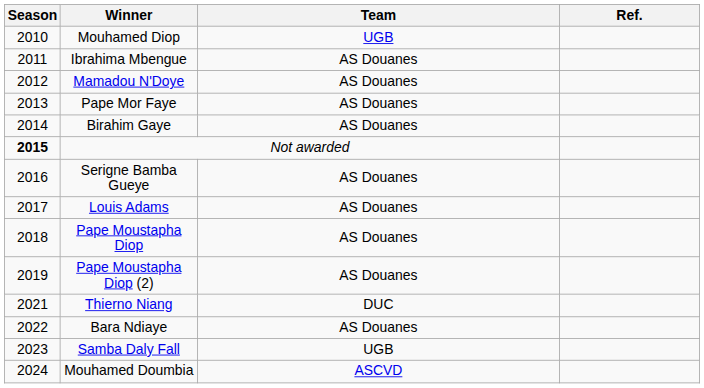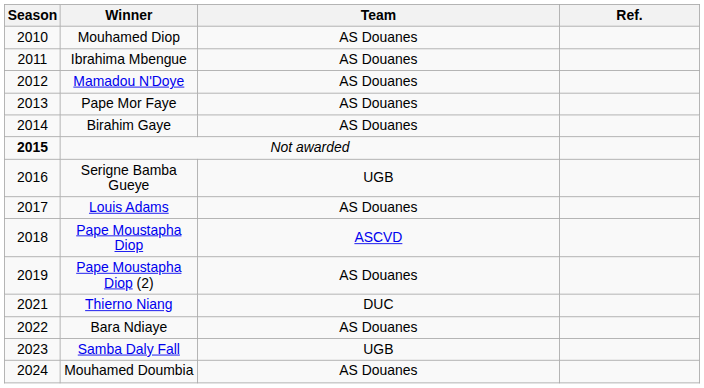(378, 37) UGB -> (378, 37) AS Douanes
(378, 177) AS Douanes -> (378, 177) UGB
(378, 237) AS Douanes -> (378, 237) ASCVD
(378, 371) ASCVD -> (378, 371) AS Douanes
